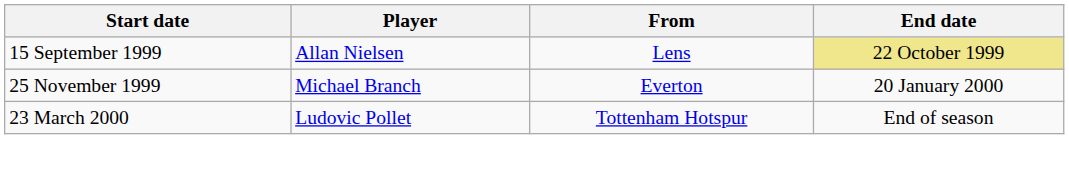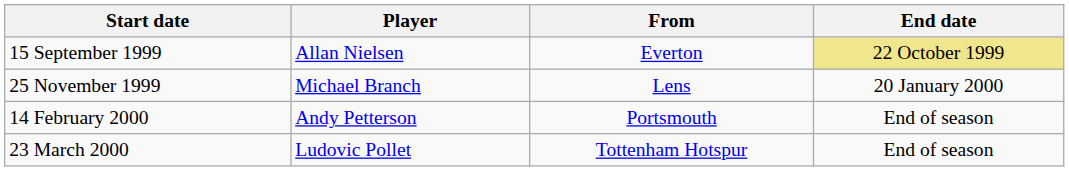(672, 53) Lens -> (672, 53) Everton
(672, 85) Everton -> (672, 85) Lens
+ row: (79, 117)
